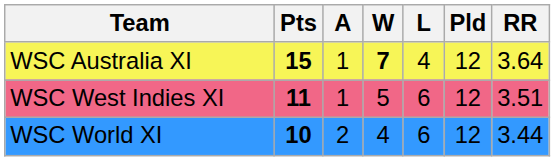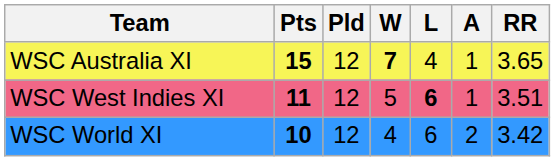columns swapped: (468, 23) <-> (343, 23)
(520, 60) 3.64 -> (520, 60) 3.65
(424, 98) normal -> (431, 98) bold
(520, 135) 3.44 -> (520, 135) 3.42
